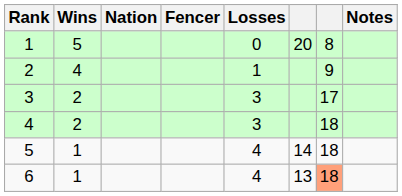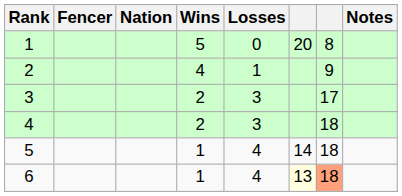columns swapped: (193, 17) <-> (77, 17)
(303, 177) no background -> (303, 177) lightyellow background
